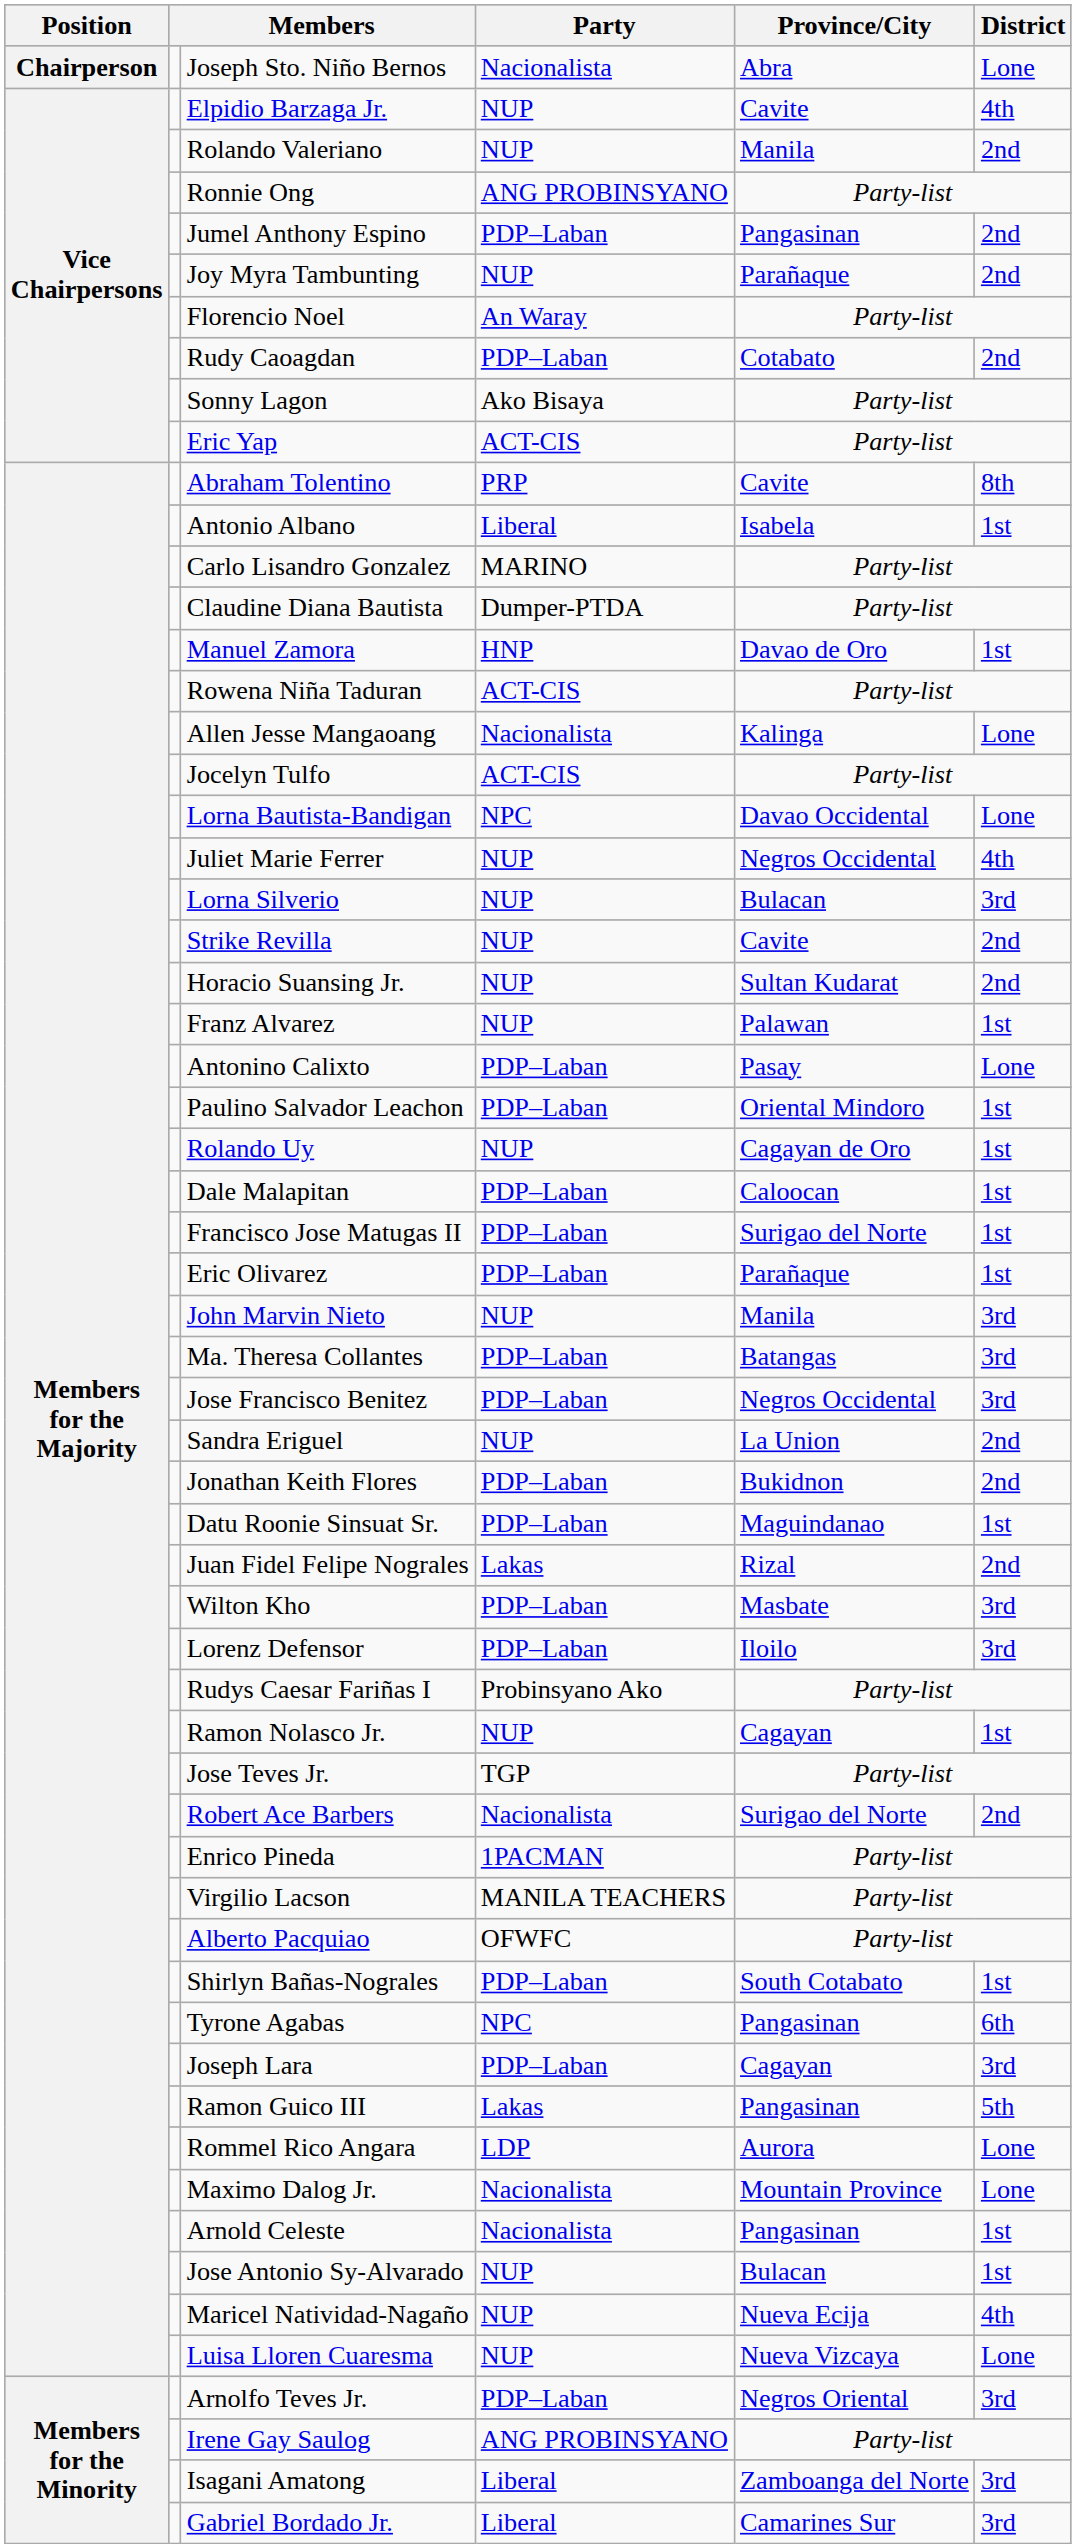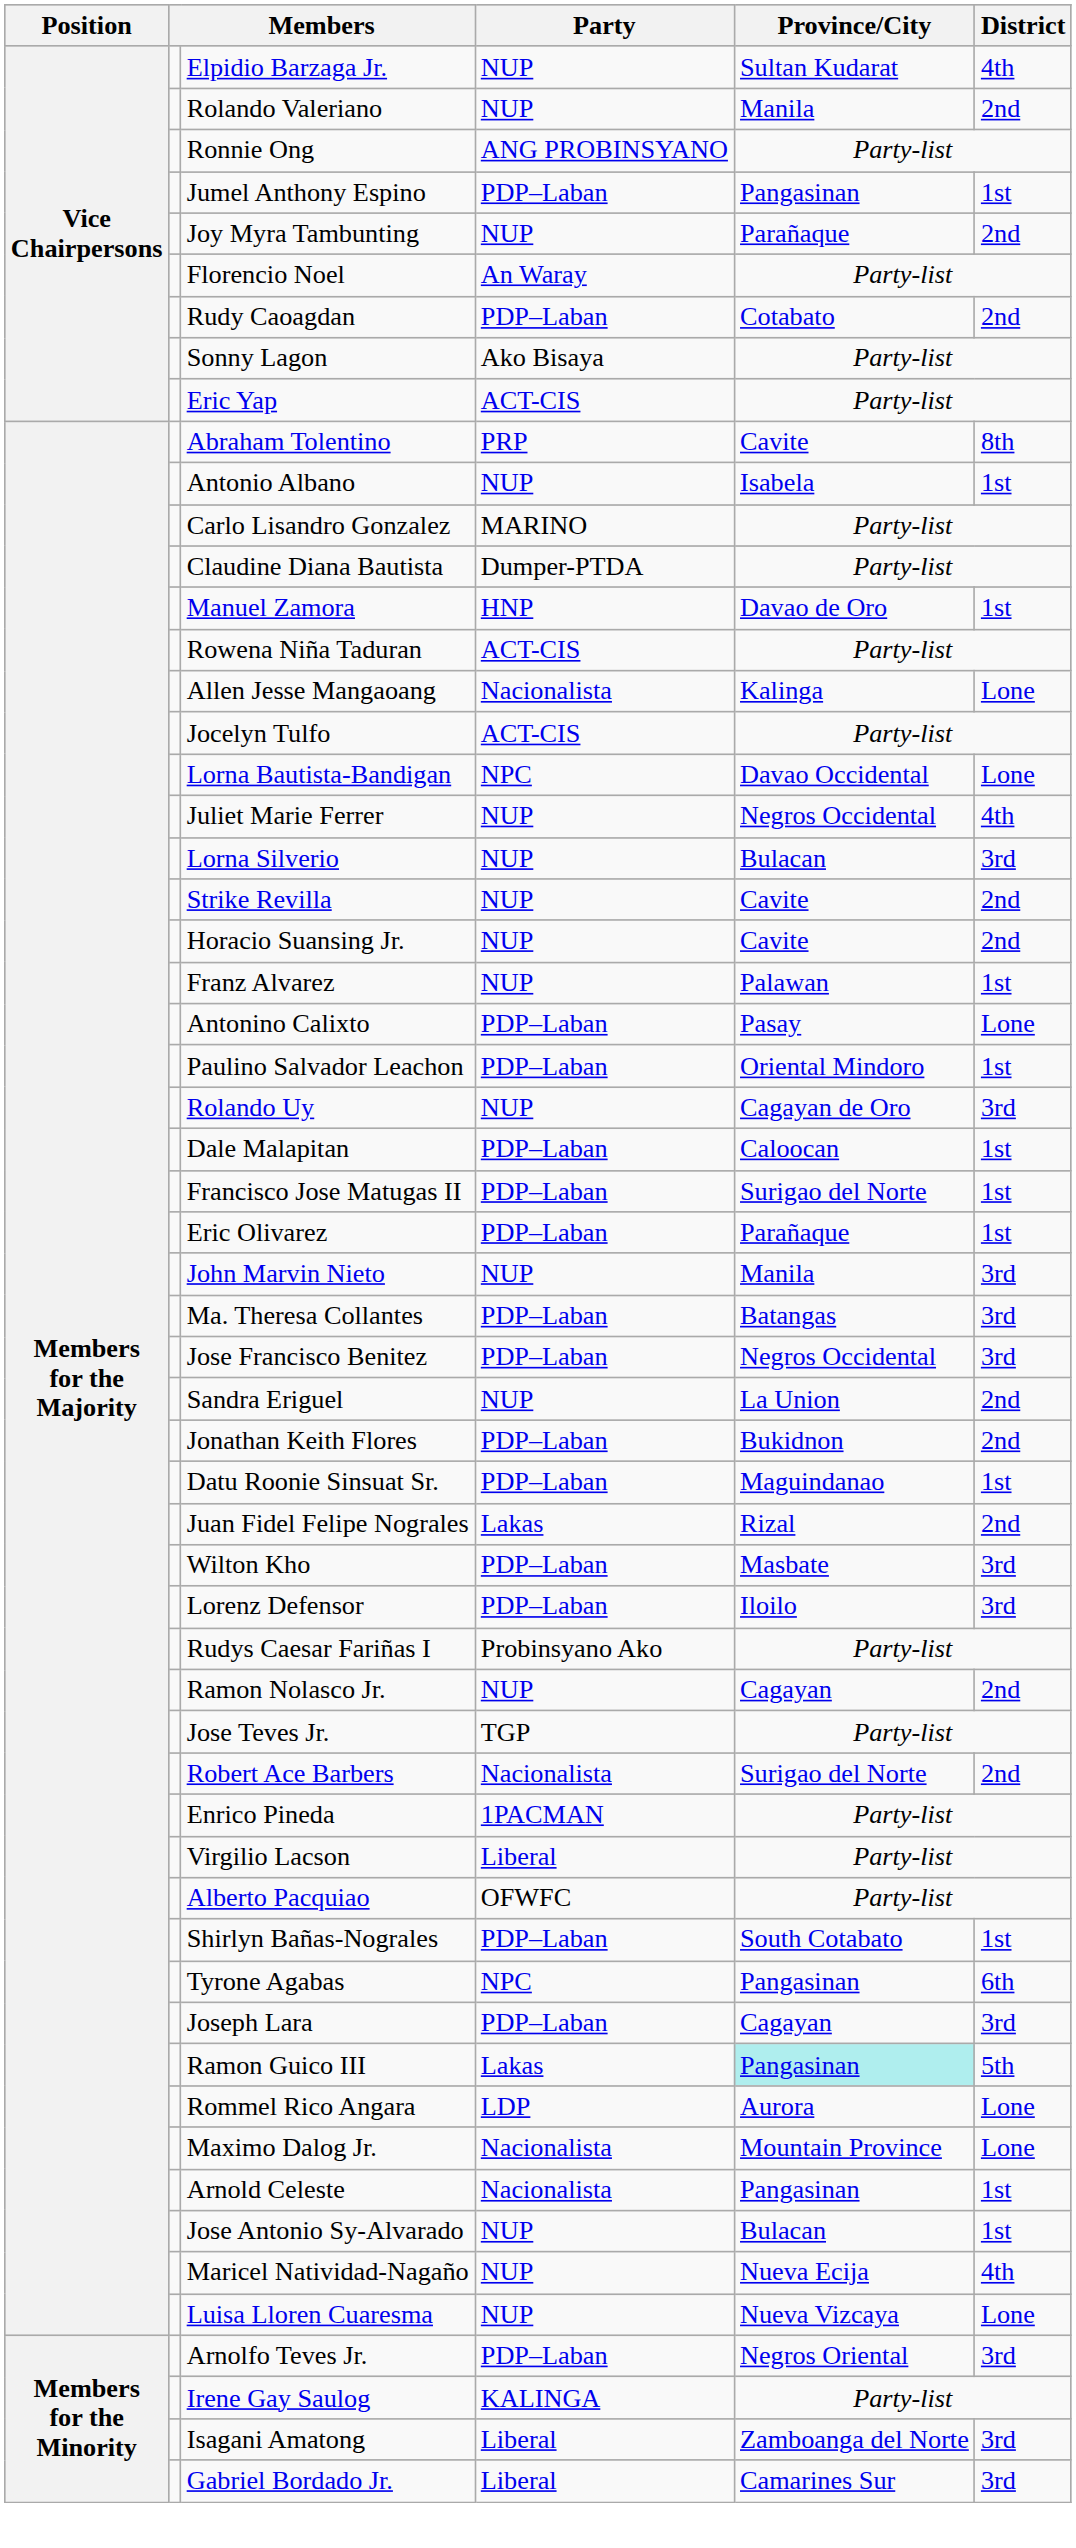- row: (316, 66)
(774, 108) Cavite -> (819, 66) Sultan Kudarat
(1001, 233) 2nd -> (996, 191) 1st
(519, 524) Liberal -> (507, 483) NUP
(819, 982) Sultan Kudarat -> (774, 940) Cavite
(996, 1148) 1st -> (998, 1107) 3rd
(996, 1731) 1st -> (1001, 1689) 2nd
(603, 1897) MANILA TEACHERS -> (519, 1856) Liberal
(800, 2106) no background -> (800, 2064) paleturquoise background
(604, 2438) ANG PROBINSYANO -> (541, 2397) KALINGA
